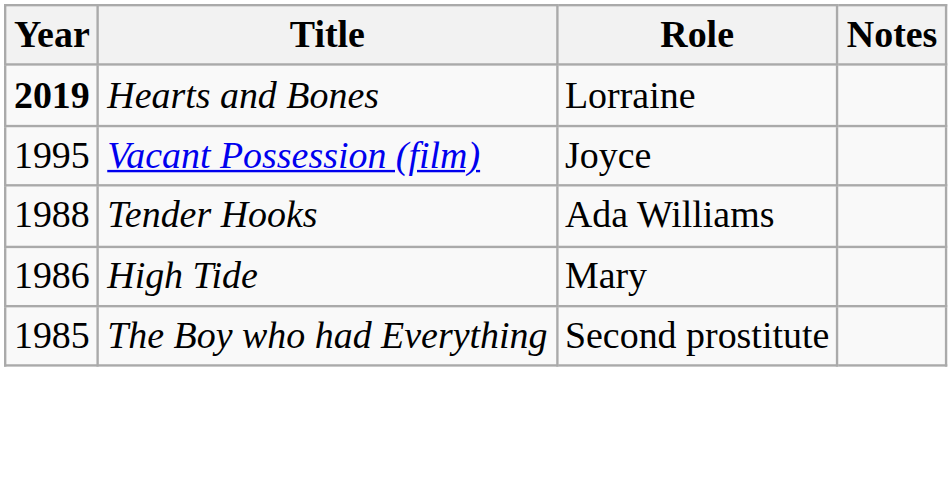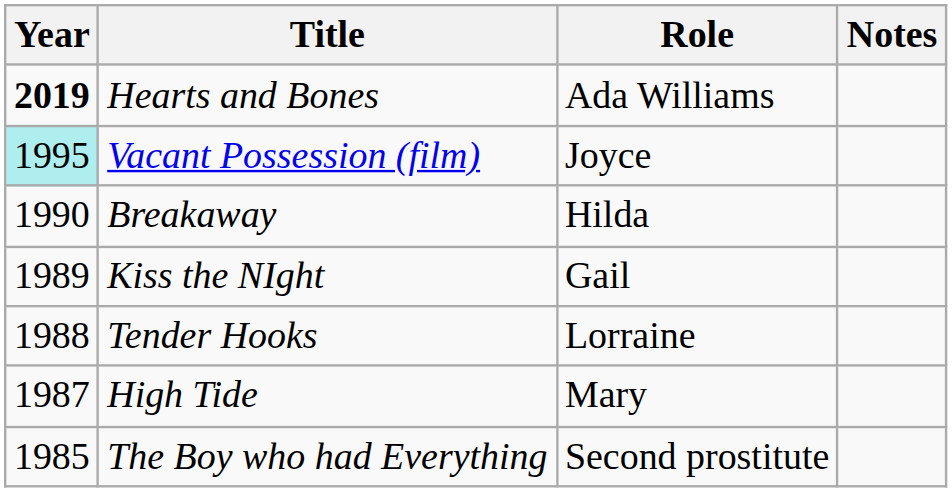(630, 94) Lorraine -> (670, 94) Ada Williams
(52, 154) no background -> (52, 154) paleturquoise background
+ row: (192, 214)
+ row: (216, 275)
(670, 214) Ada Williams -> (630, 335) Lorraine
(52, 275) 1986 -> (52, 395) 1987
